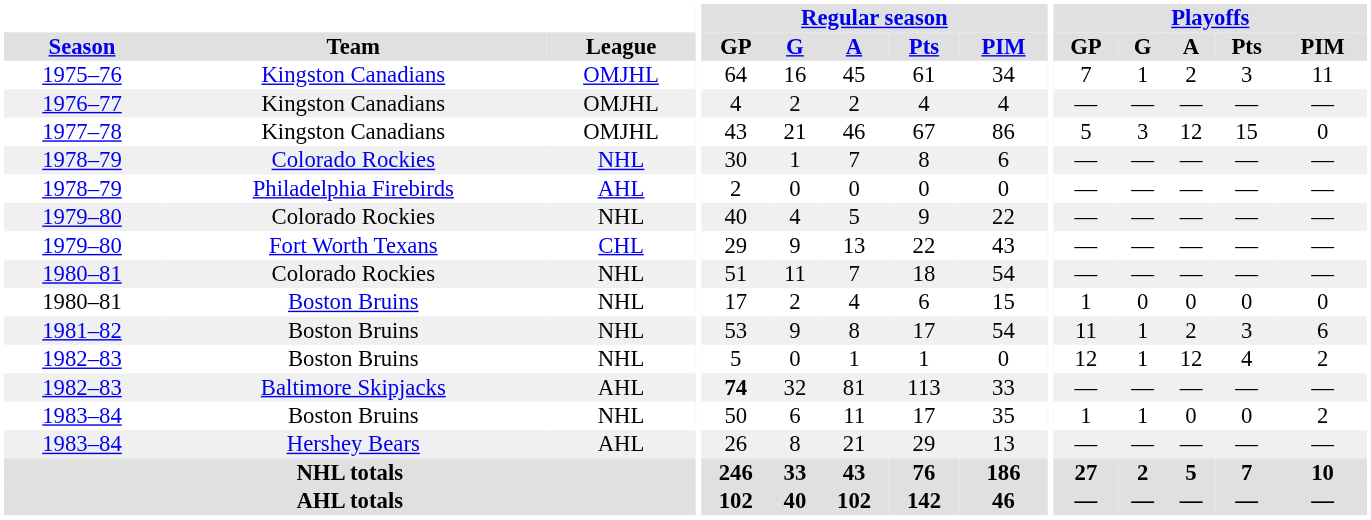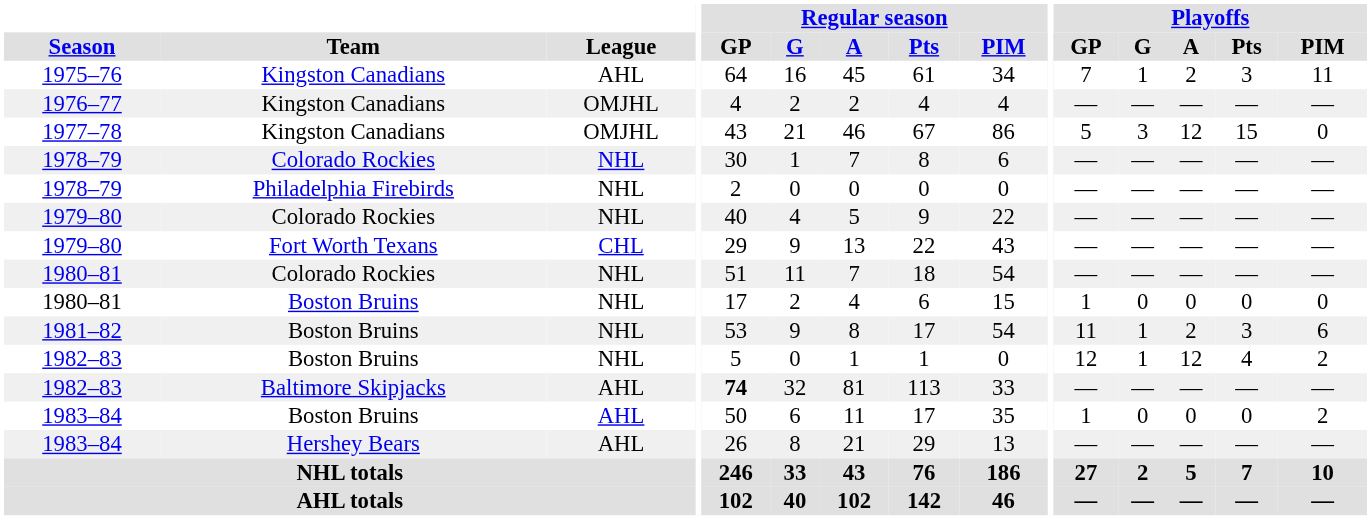(621, 74) OMJHL -> (621, 74) AHL
(621, 188) AHL -> (621, 188) NHL
(621, 415) NHL -> (621, 415) AHL
(1143, 415) 1 -> (1143, 415) 0
